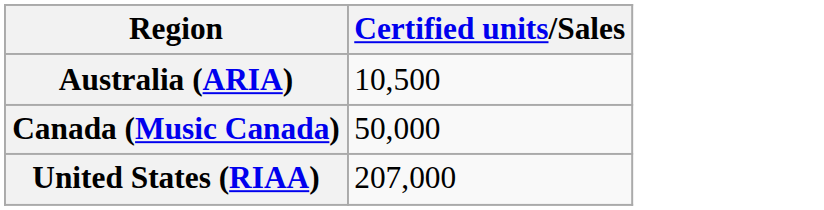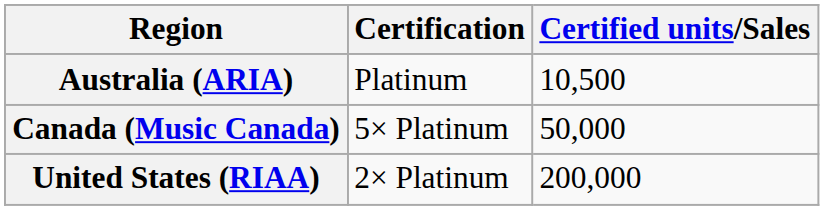+ column: (440, 29)
(405, 178) 207,000 -> (590, 178) 200,000
